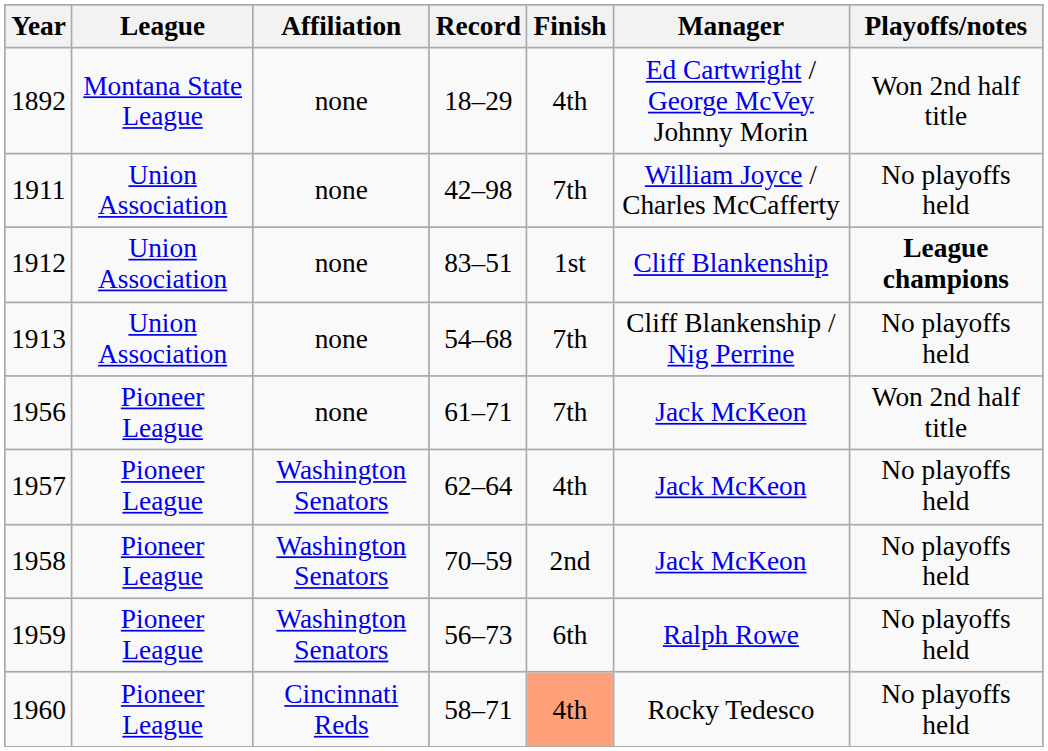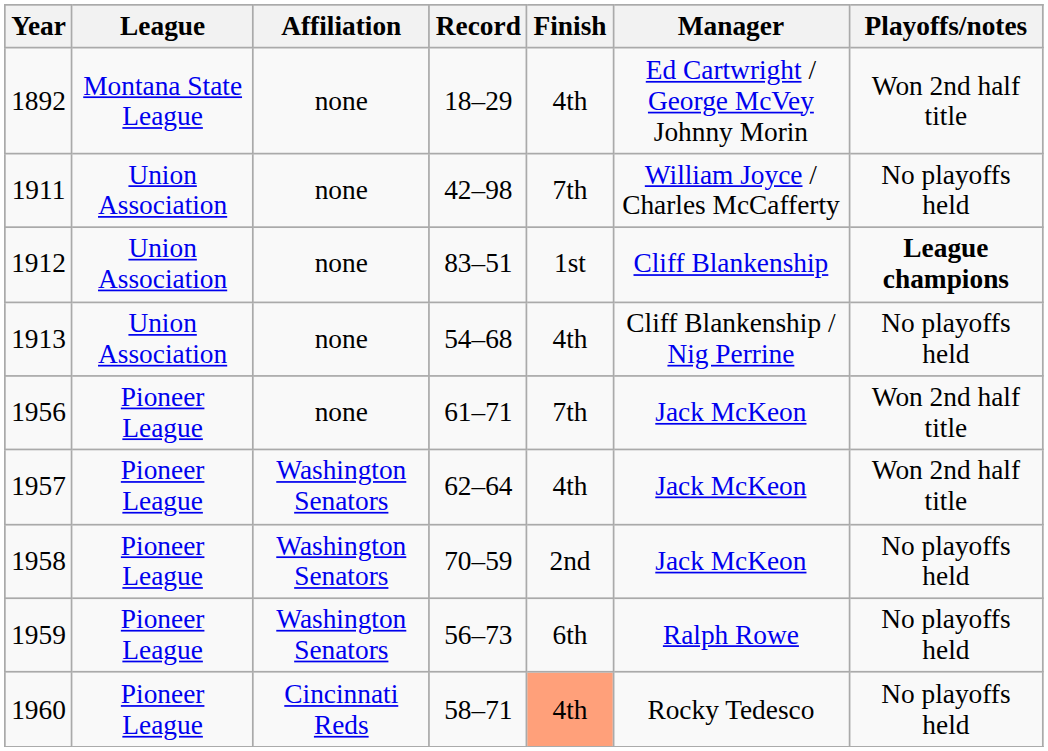(570, 338) 7th -> (570, 338) 4th
(946, 486) No playoffs held -> (946, 486) Won 2nd half title
